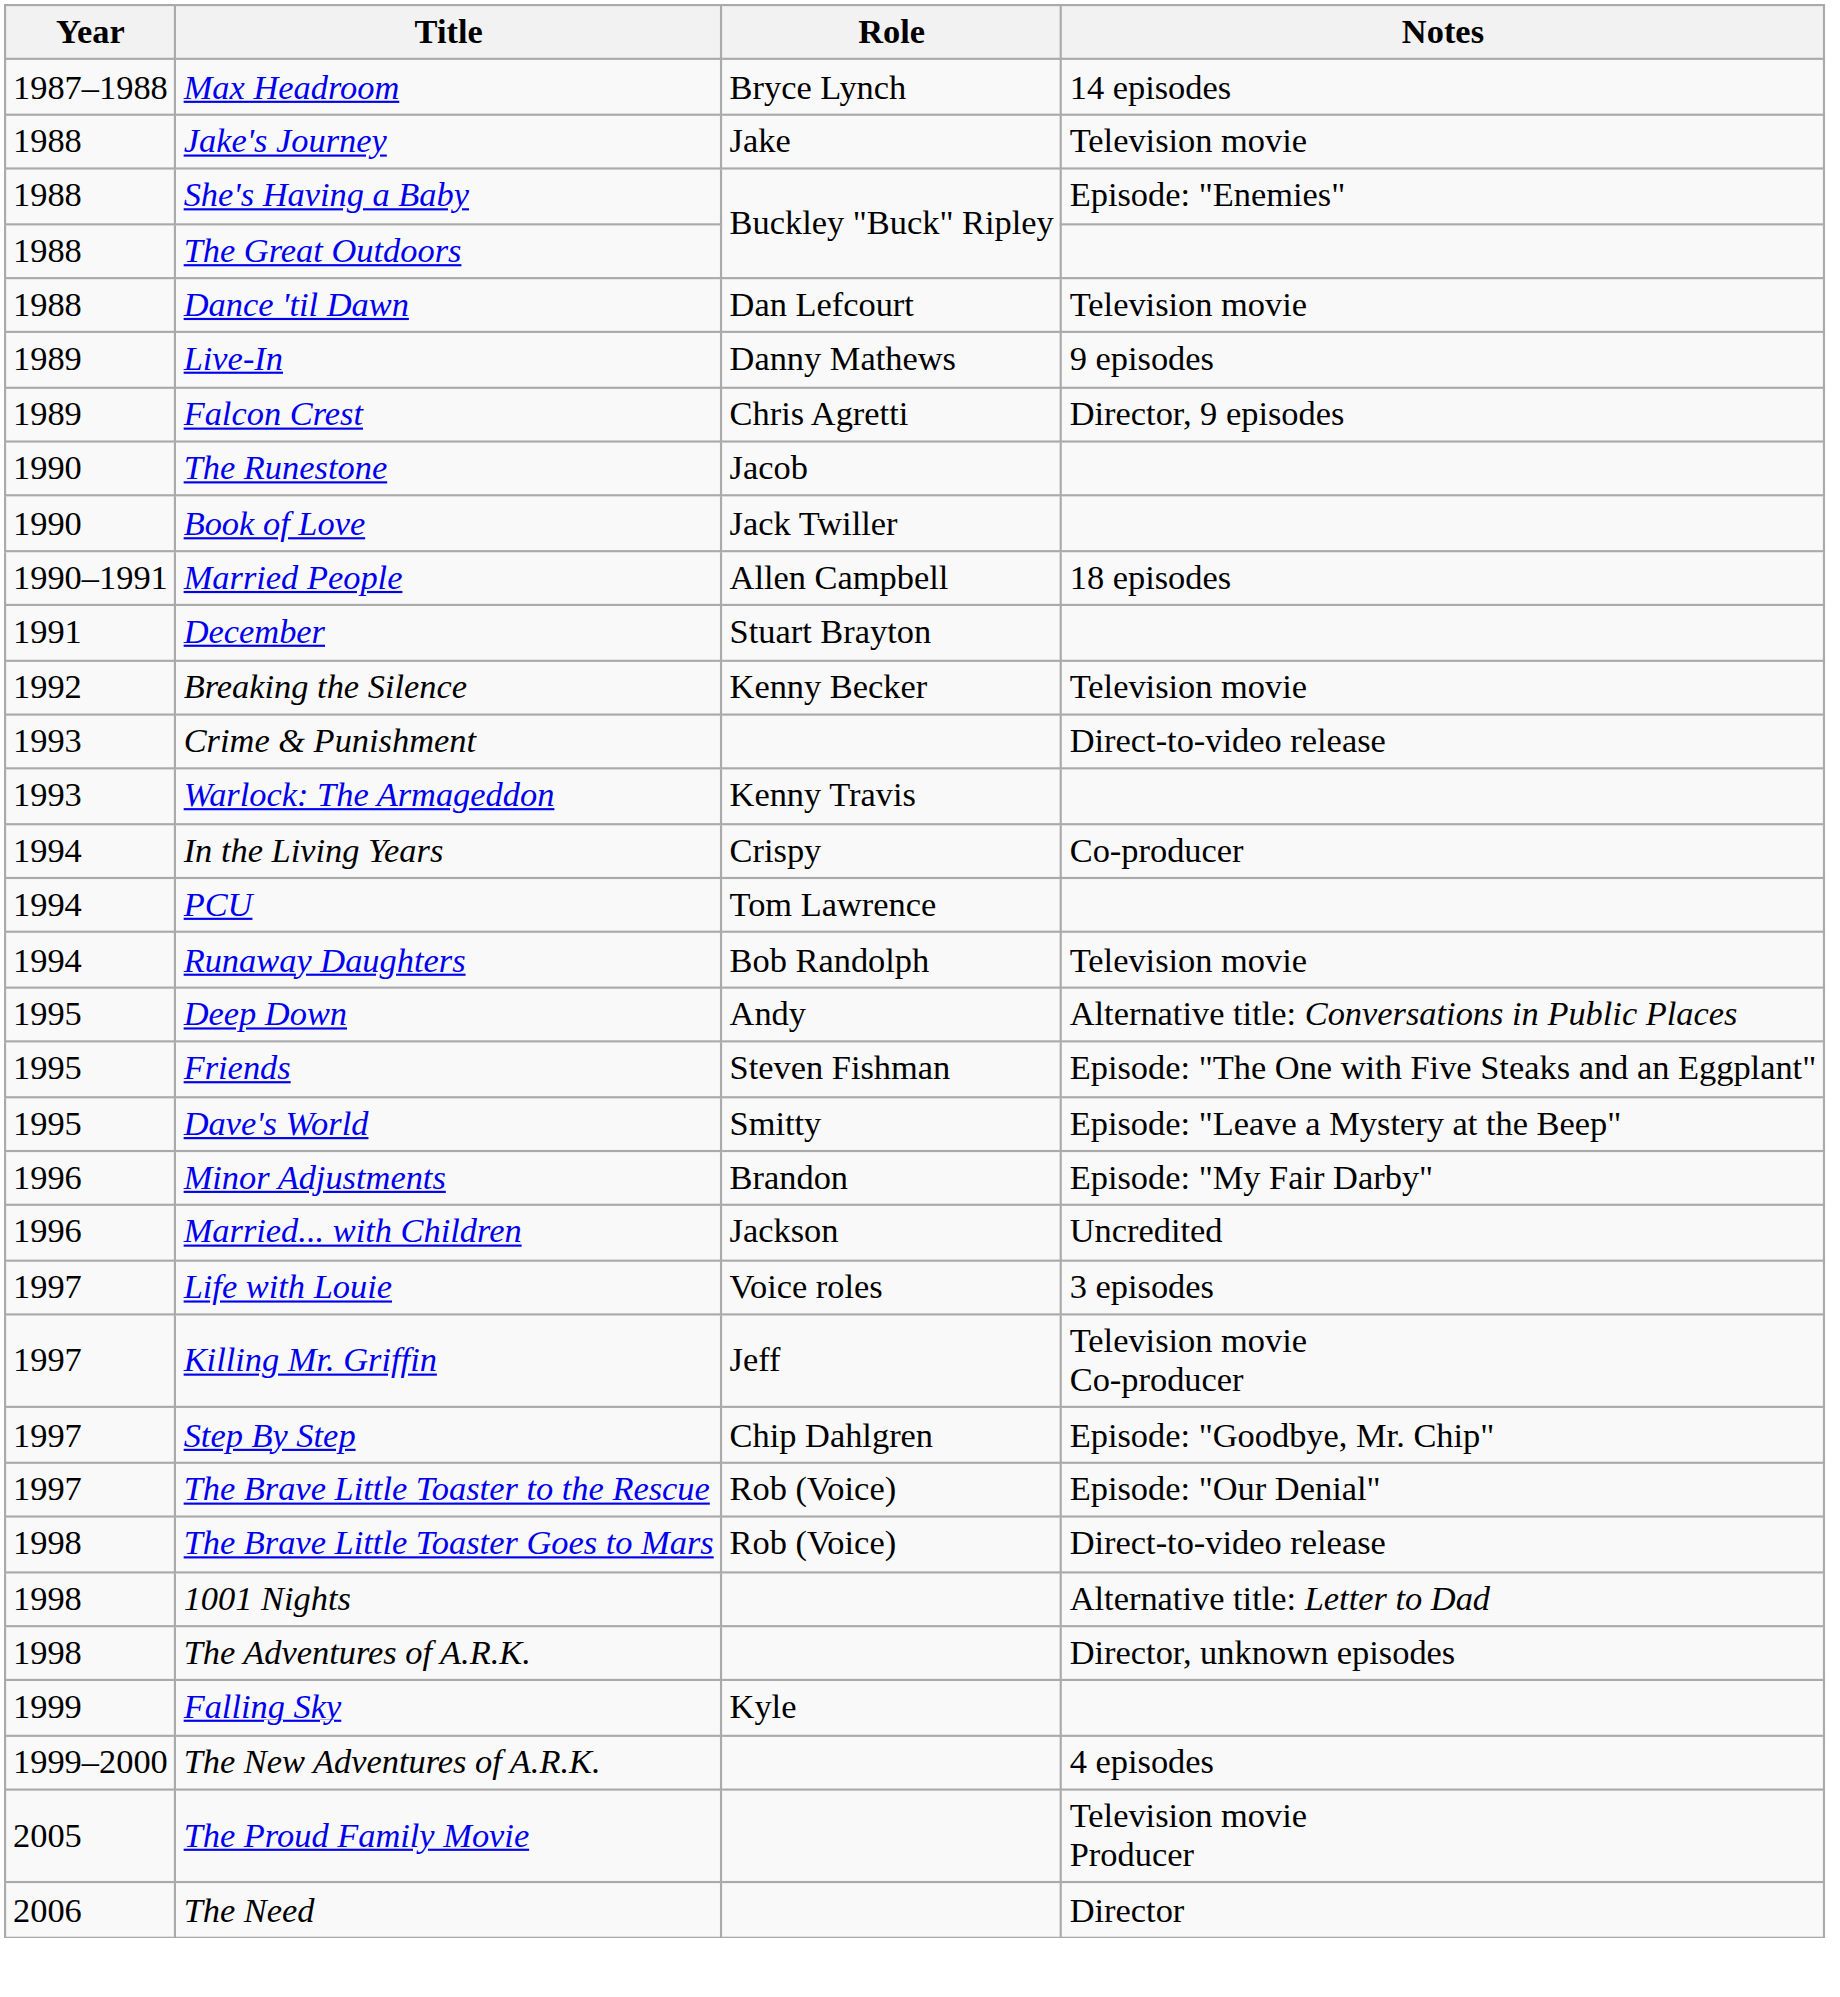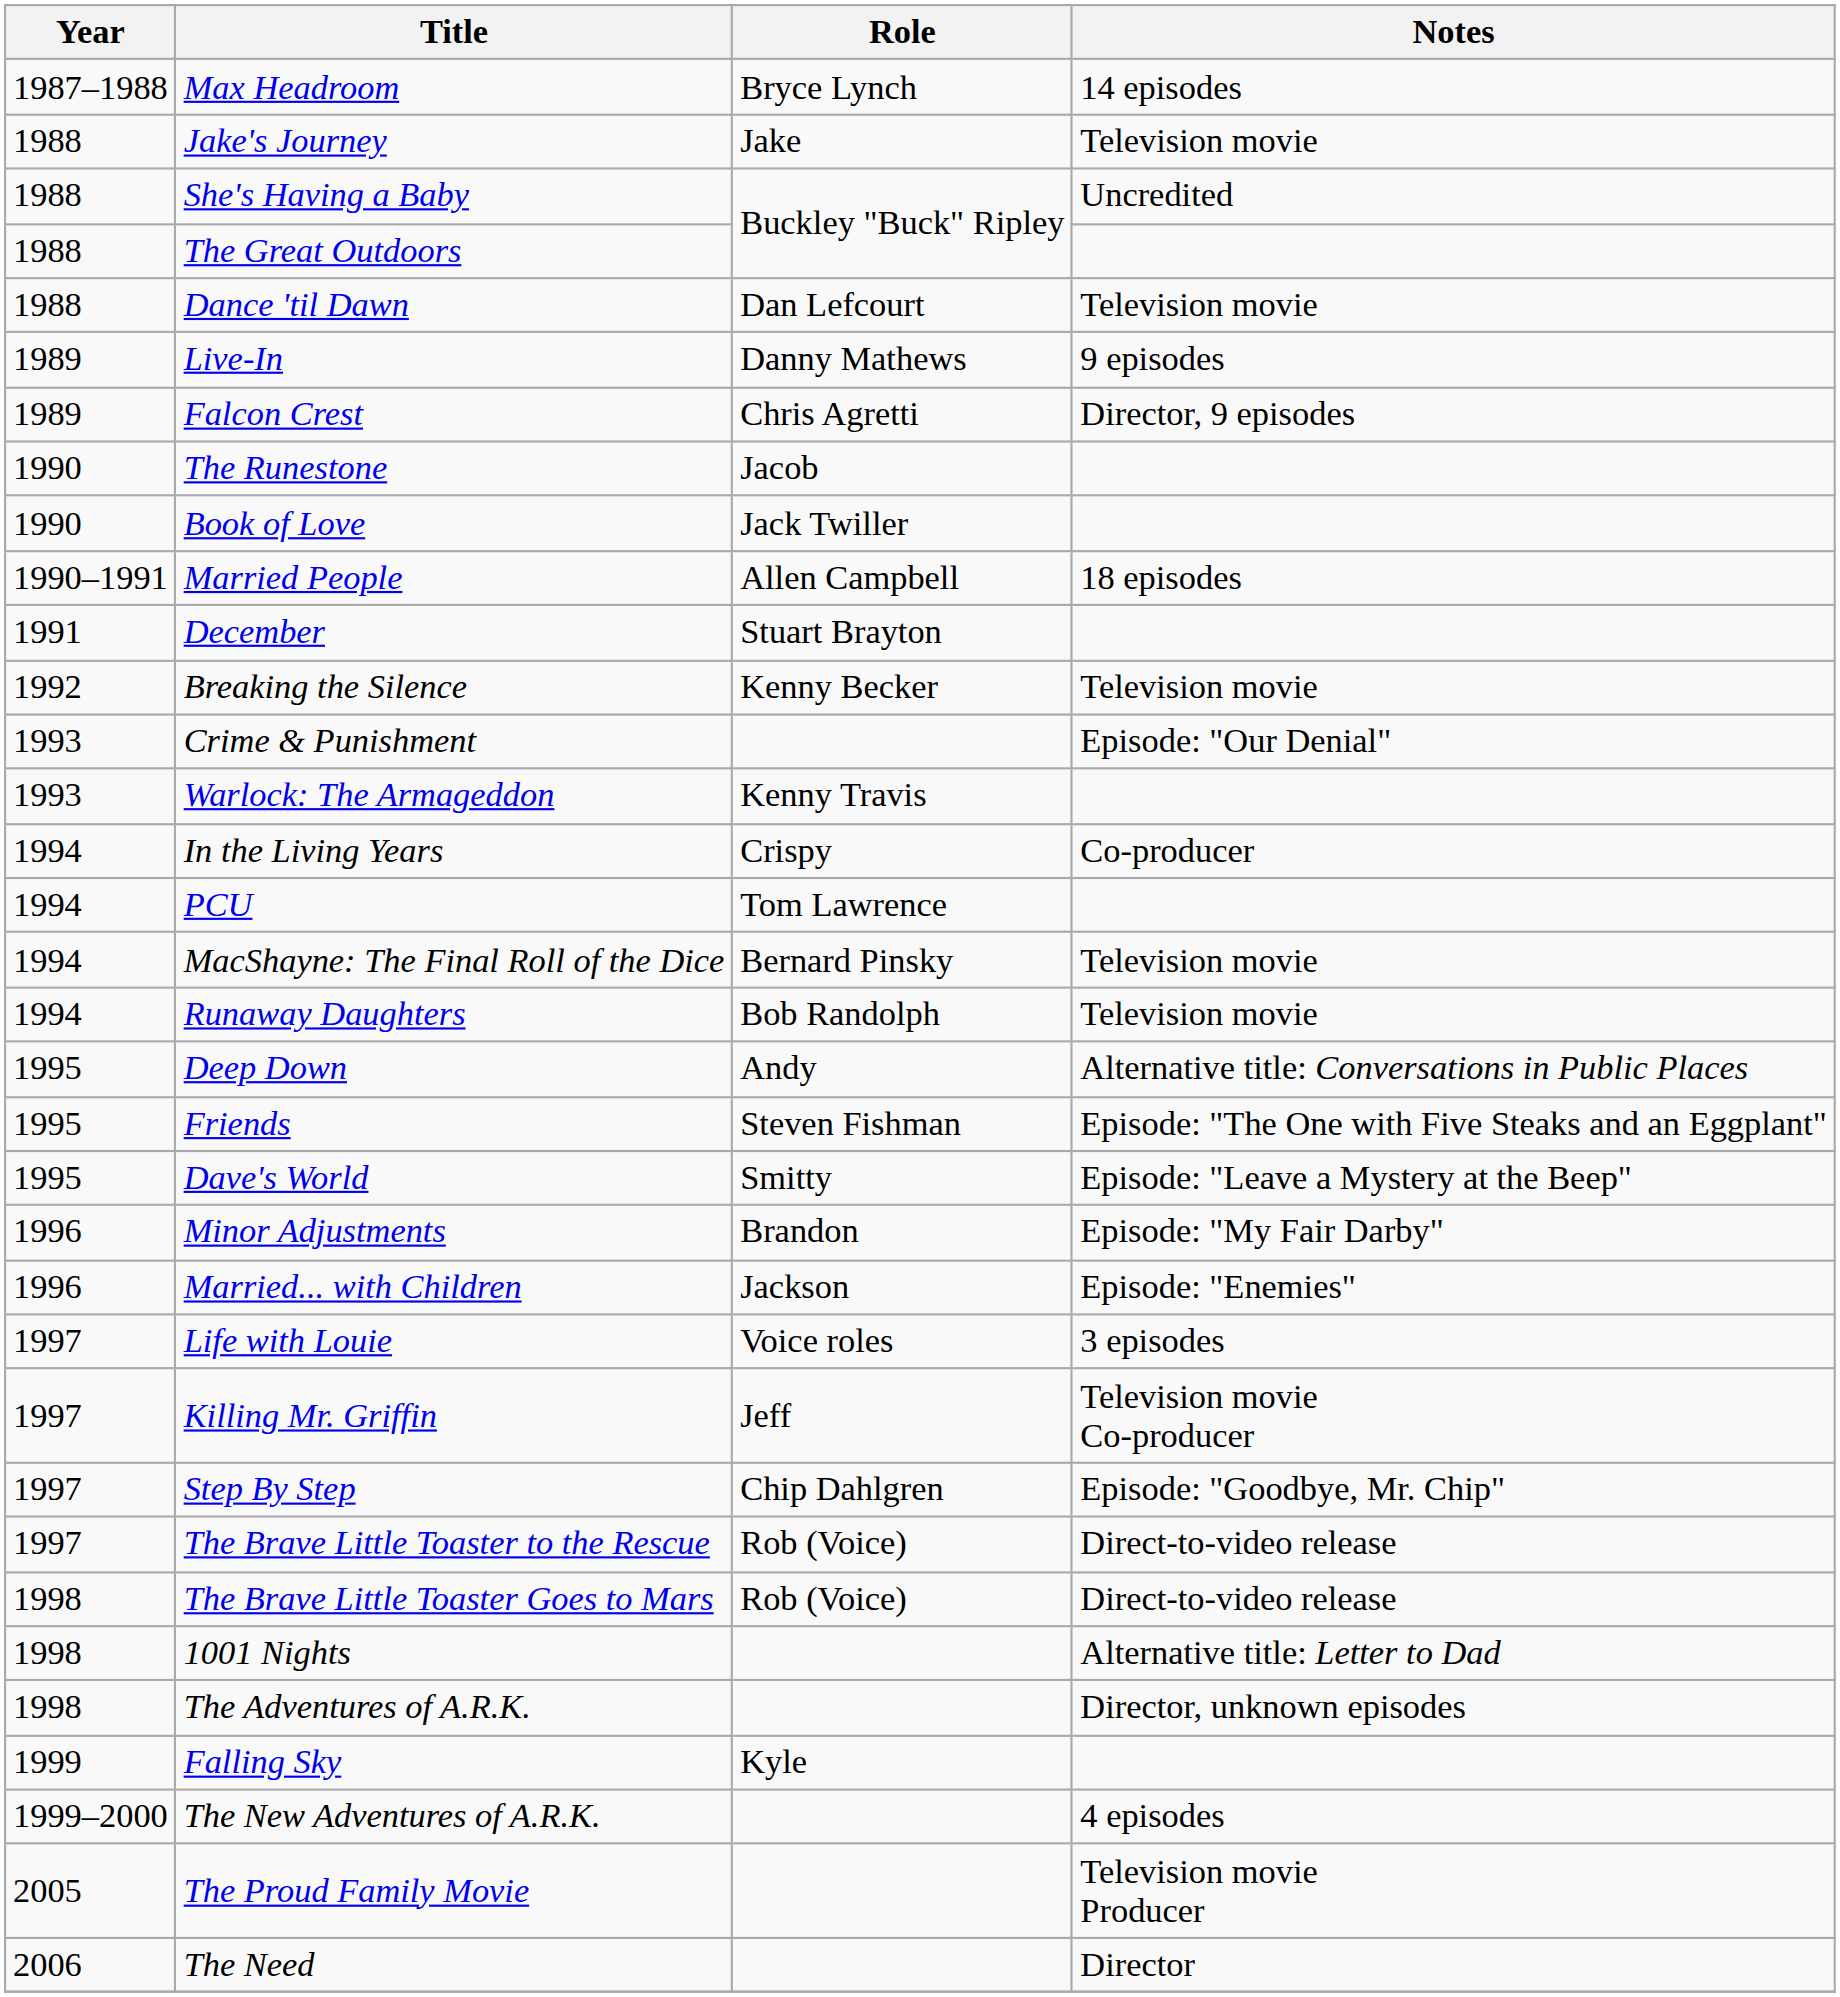(1207, 195) Episode: "Enemies" -> (1157, 195) Uncredited
(1228, 741) Direct-to-video release -> (1236, 741) Episode: "Our Denial"
+ row: (454, 959)
(1146, 1232) Uncredited -> (1218, 1286) Episode: "Enemies"
(1225, 1488) Episode: "Our Denial" -> (1238, 1543) Direct-to-video release
